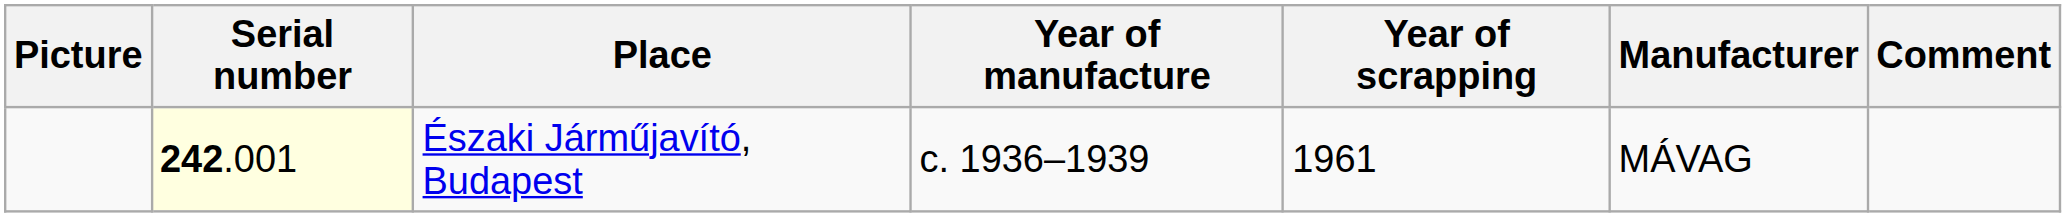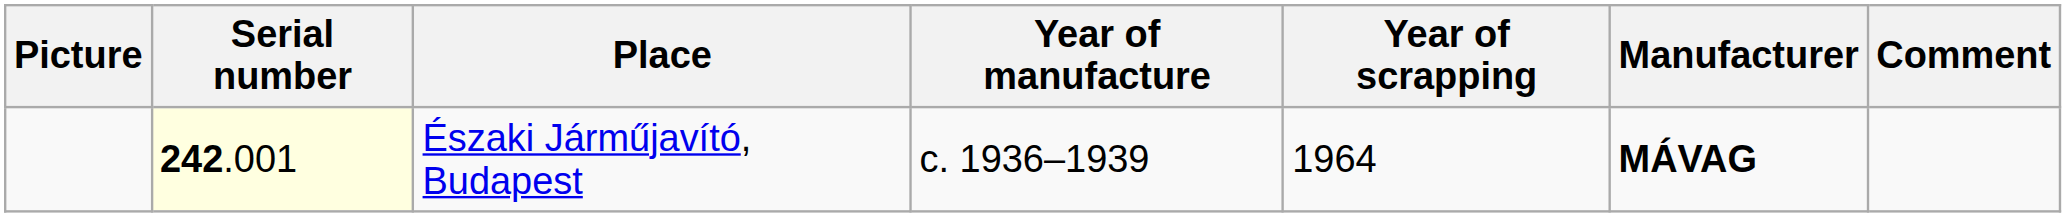(1334, 158) 1961 -> (1334, 158) 1964
(1686, 158) normal -> (1688, 158) bold
